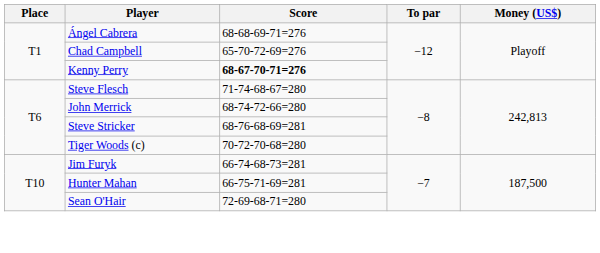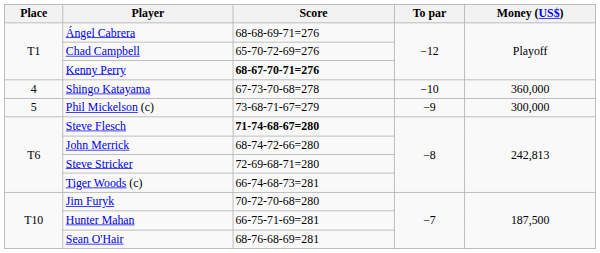+ row: (108, 88)
+ row: (110, 107)
(264, 88) normal -> (277, 126) bold
(264, 126) 68-76-68-69=281 -> (277, 164) 72-69-68-71=280
(264, 145) 70-72-70-68=280 -> (277, 182) 66-74-68-73=281
(264, 164) 66-74-68-73=281 -> (277, 201) 70-72-70-68=280
(264, 201) 72-69-68-71=280 -> (277, 239) 68-76-68-69=281
